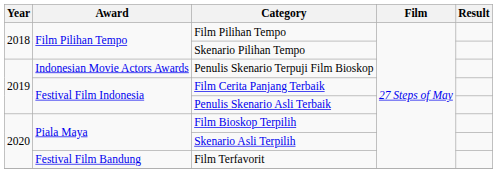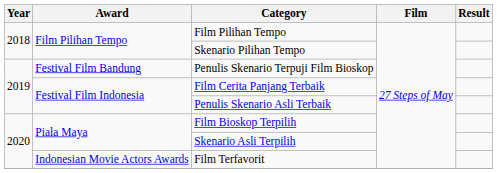(112, 68) Indonesian Movie Actors Awards -> (88, 68) Festival Film Bandung
(88, 159) Festival Film Bandung -> (112, 159) Indonesian Movie Actors Awards
